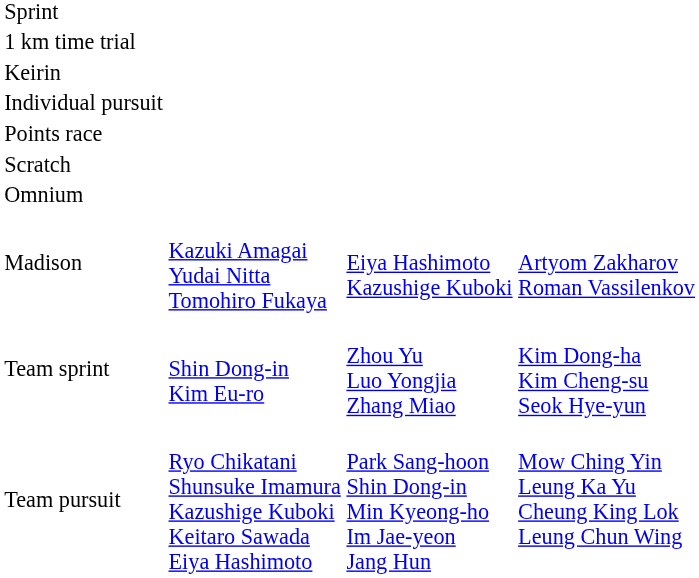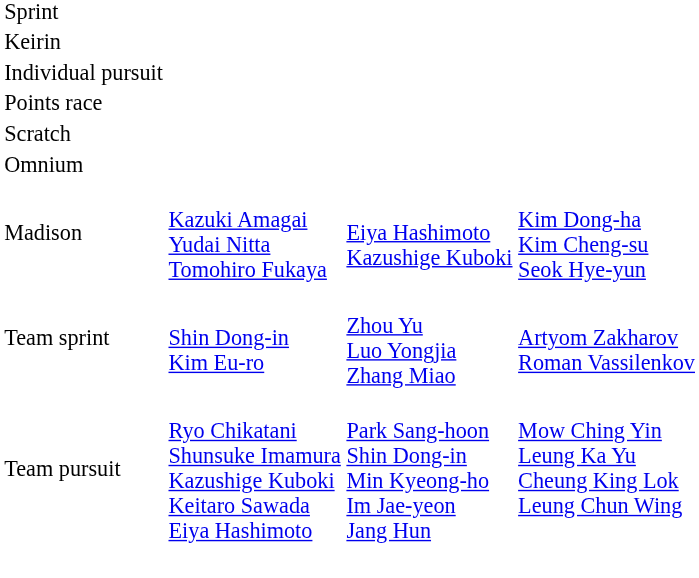- row: (70, 42)
(607, 275) Artyom Zakharov Roman Vassilenkov -> (583, 245) Kim Dong-ha Kim Cheng-su Seok Hye-yun
(583, 381) Kim Dong-ha Kim Cheng-su Seok Hye-yun -> (607, 350) Artyom Zakharov Roman Vassilenkov
